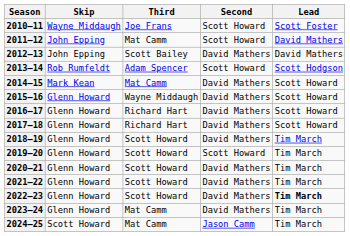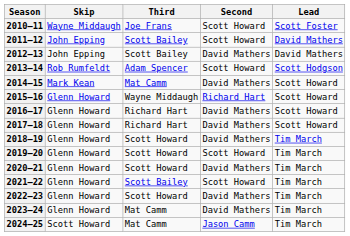(146, 40) Mat Camm -> (156, 40) Scott Bailey
(236, 97) David Mathers -> (234, 97) Richard Hart
(156, 182) Scott Howard -> (156, 182) Scott Bailey
(236, 182) David Mathers -> (234, 182) Scott Howard
(298, 196) bold -> (298, 196) normal
